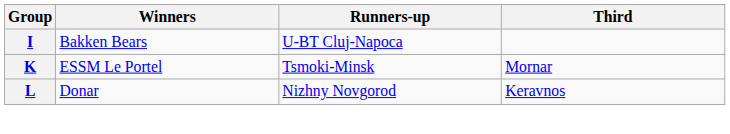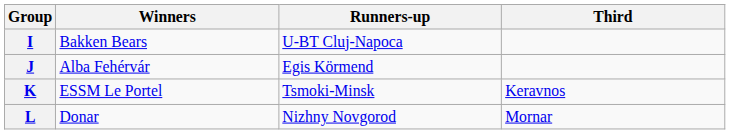+ row: (30, 66)
(529, 66) Mornar -> (535, 91) Keravnos
(535, 91) Keravnos -> (529, 116) Mornar
